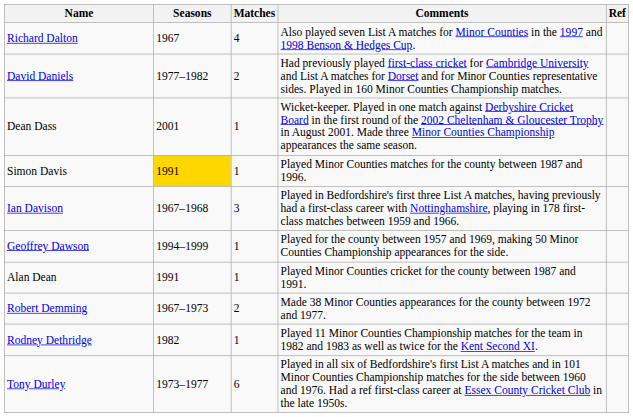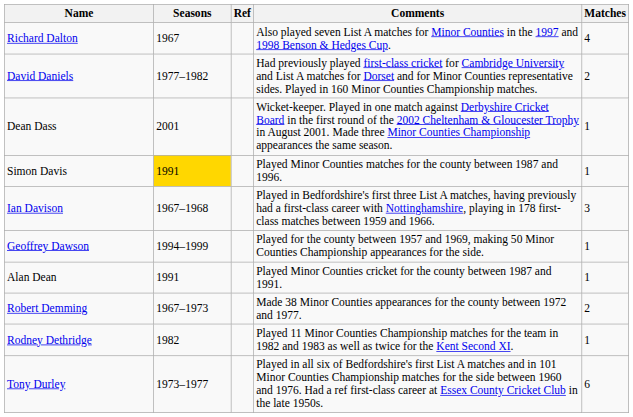columns swapped: (254, 13) <-> (617, 13)
